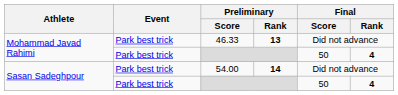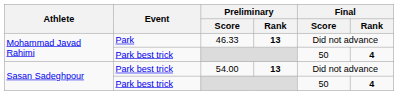(144, 41) Park best trick -> (125, 41) Park
(275, 69) 14 -> (275, 69) 13
